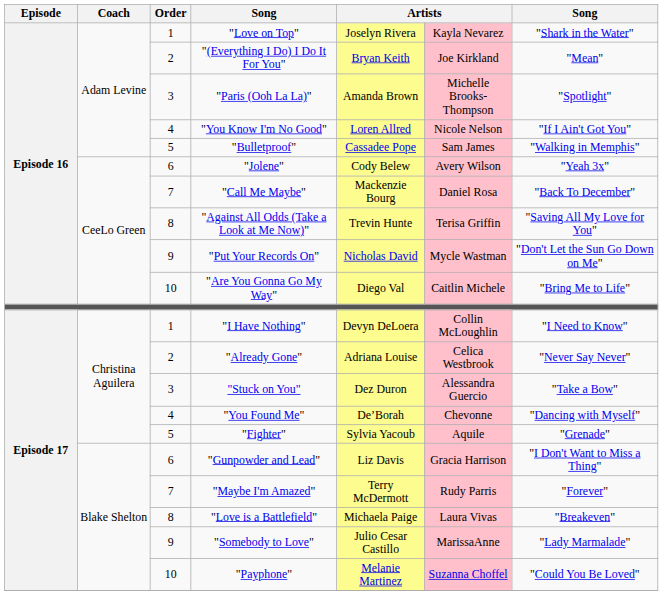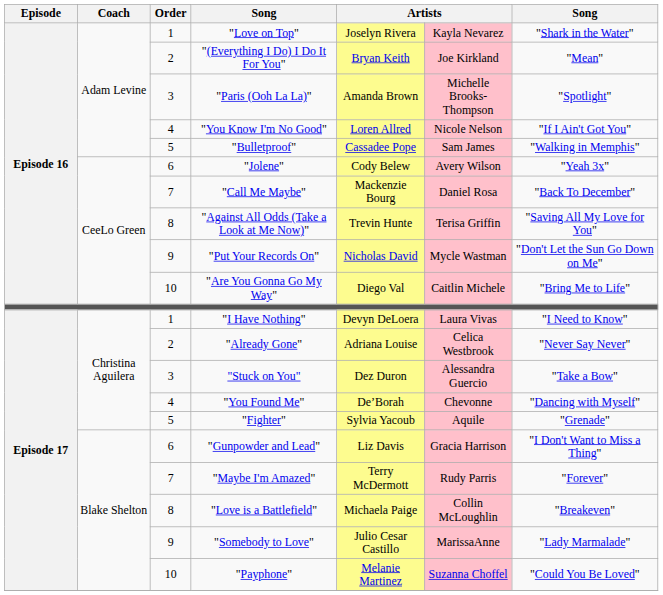(468, 325) Collin McLoughlin -> (468, 319) Laura Vivas
(468, 517) Laura Vivas -> (468, 510) Collin McLoughlin
